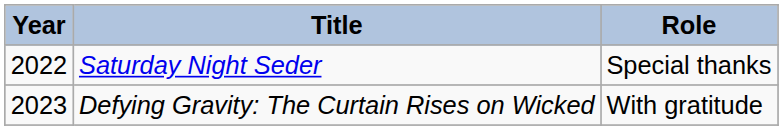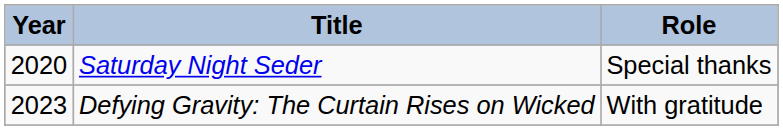(39, 65) 2022 -> (39, 65) 2020
